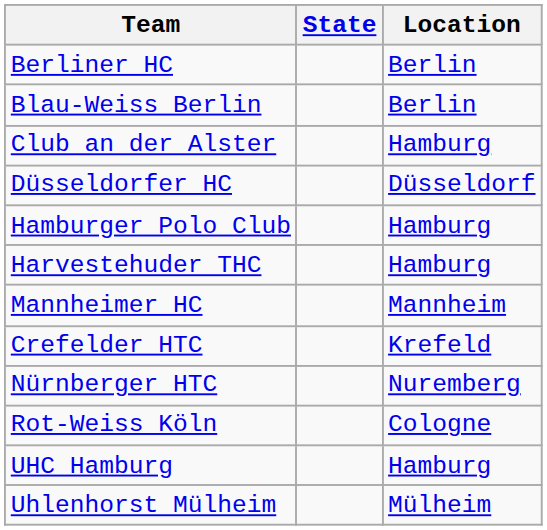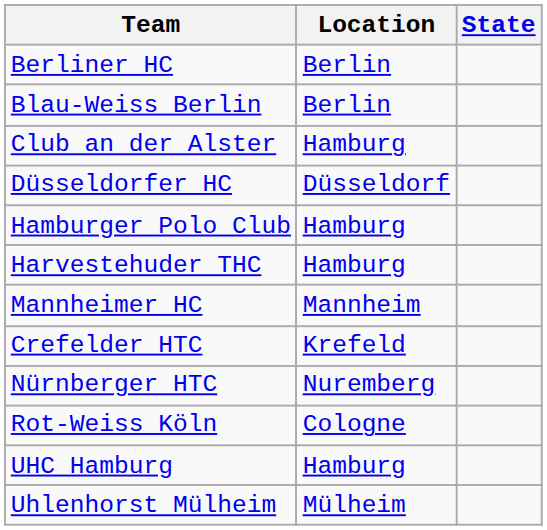columns swapped: (462, 25) <-> (340, 25)
